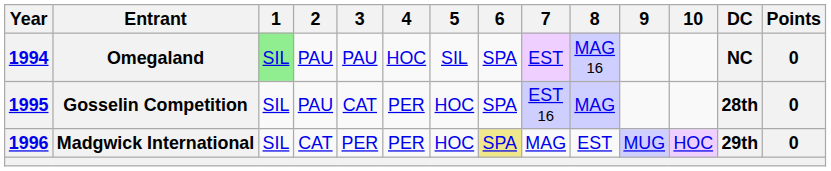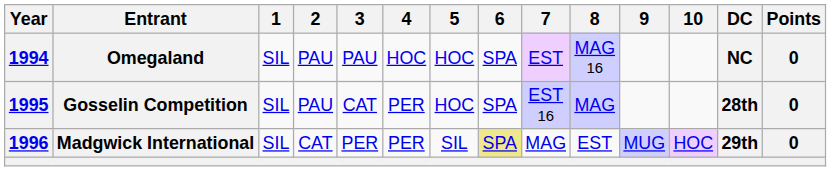(276, 57) lightgreen background -> (276, 57) no background
(454, 57) SIL -> (454, 57) HOC
(454, 143) HOC -> (454, 143) SIL
